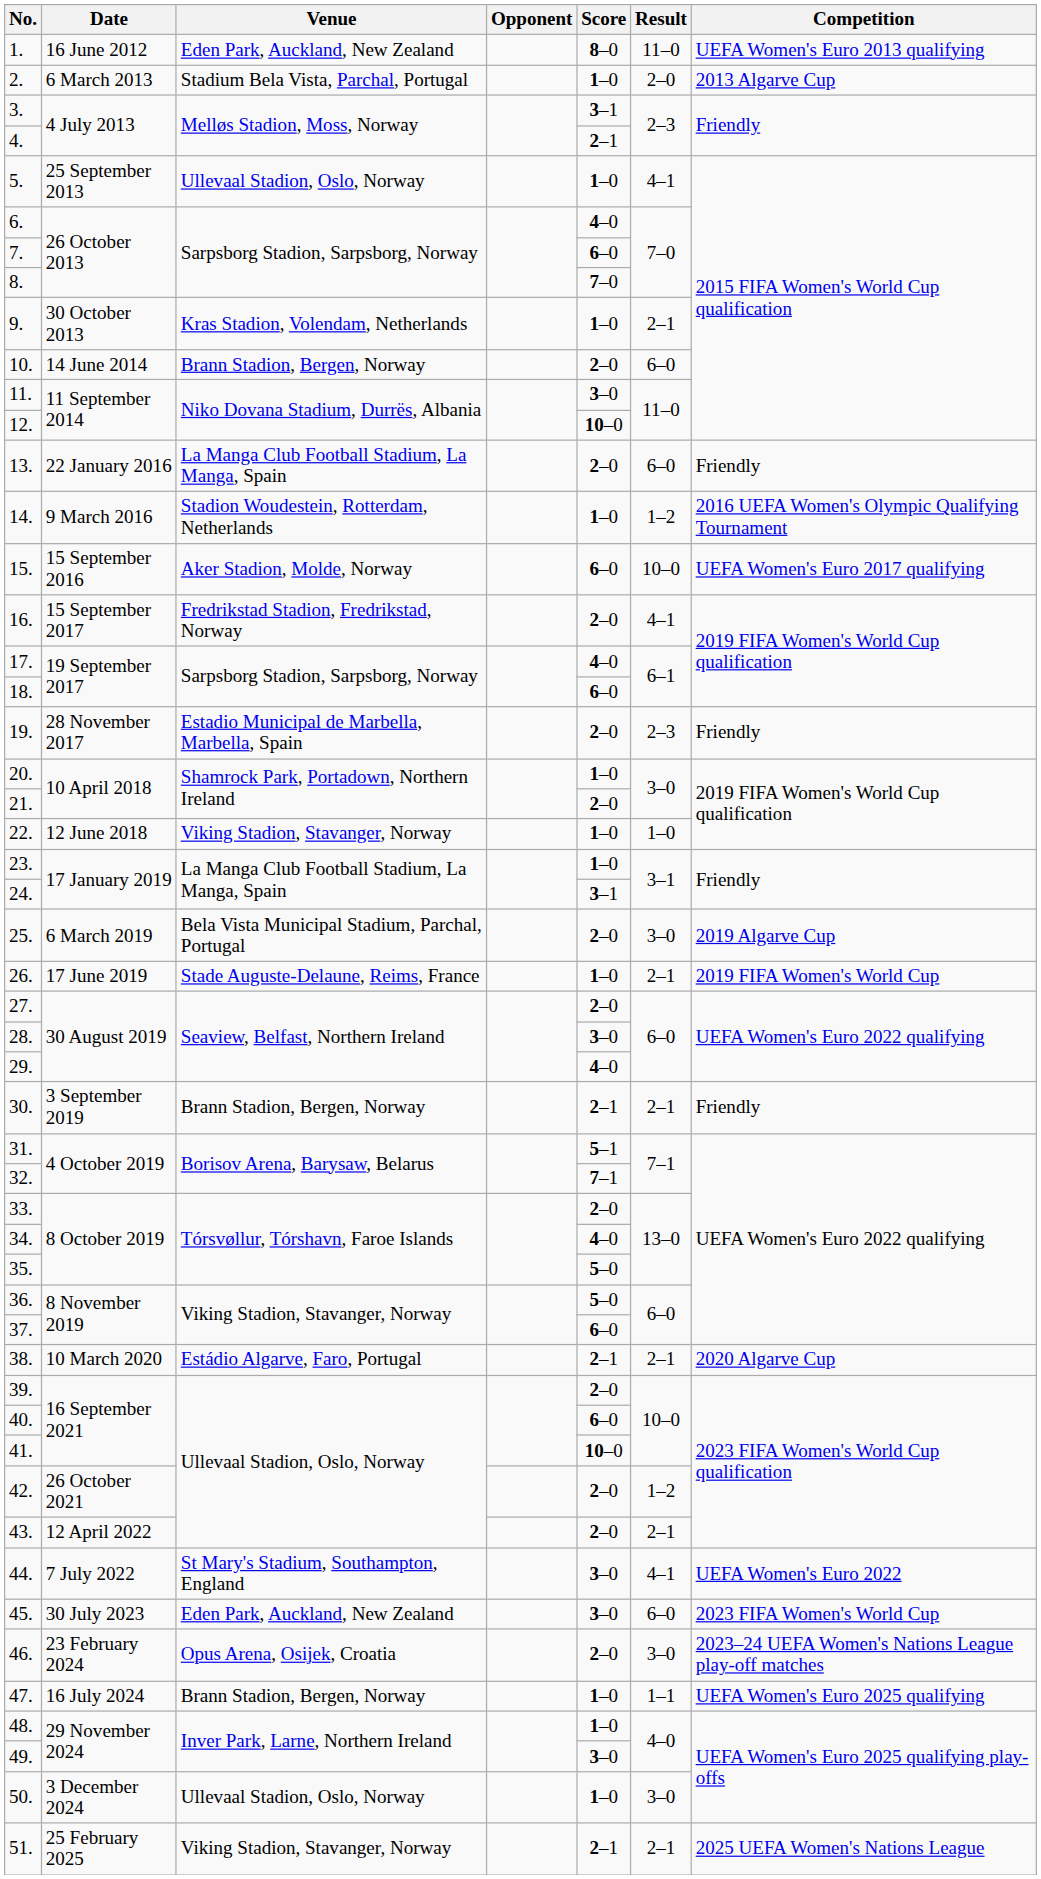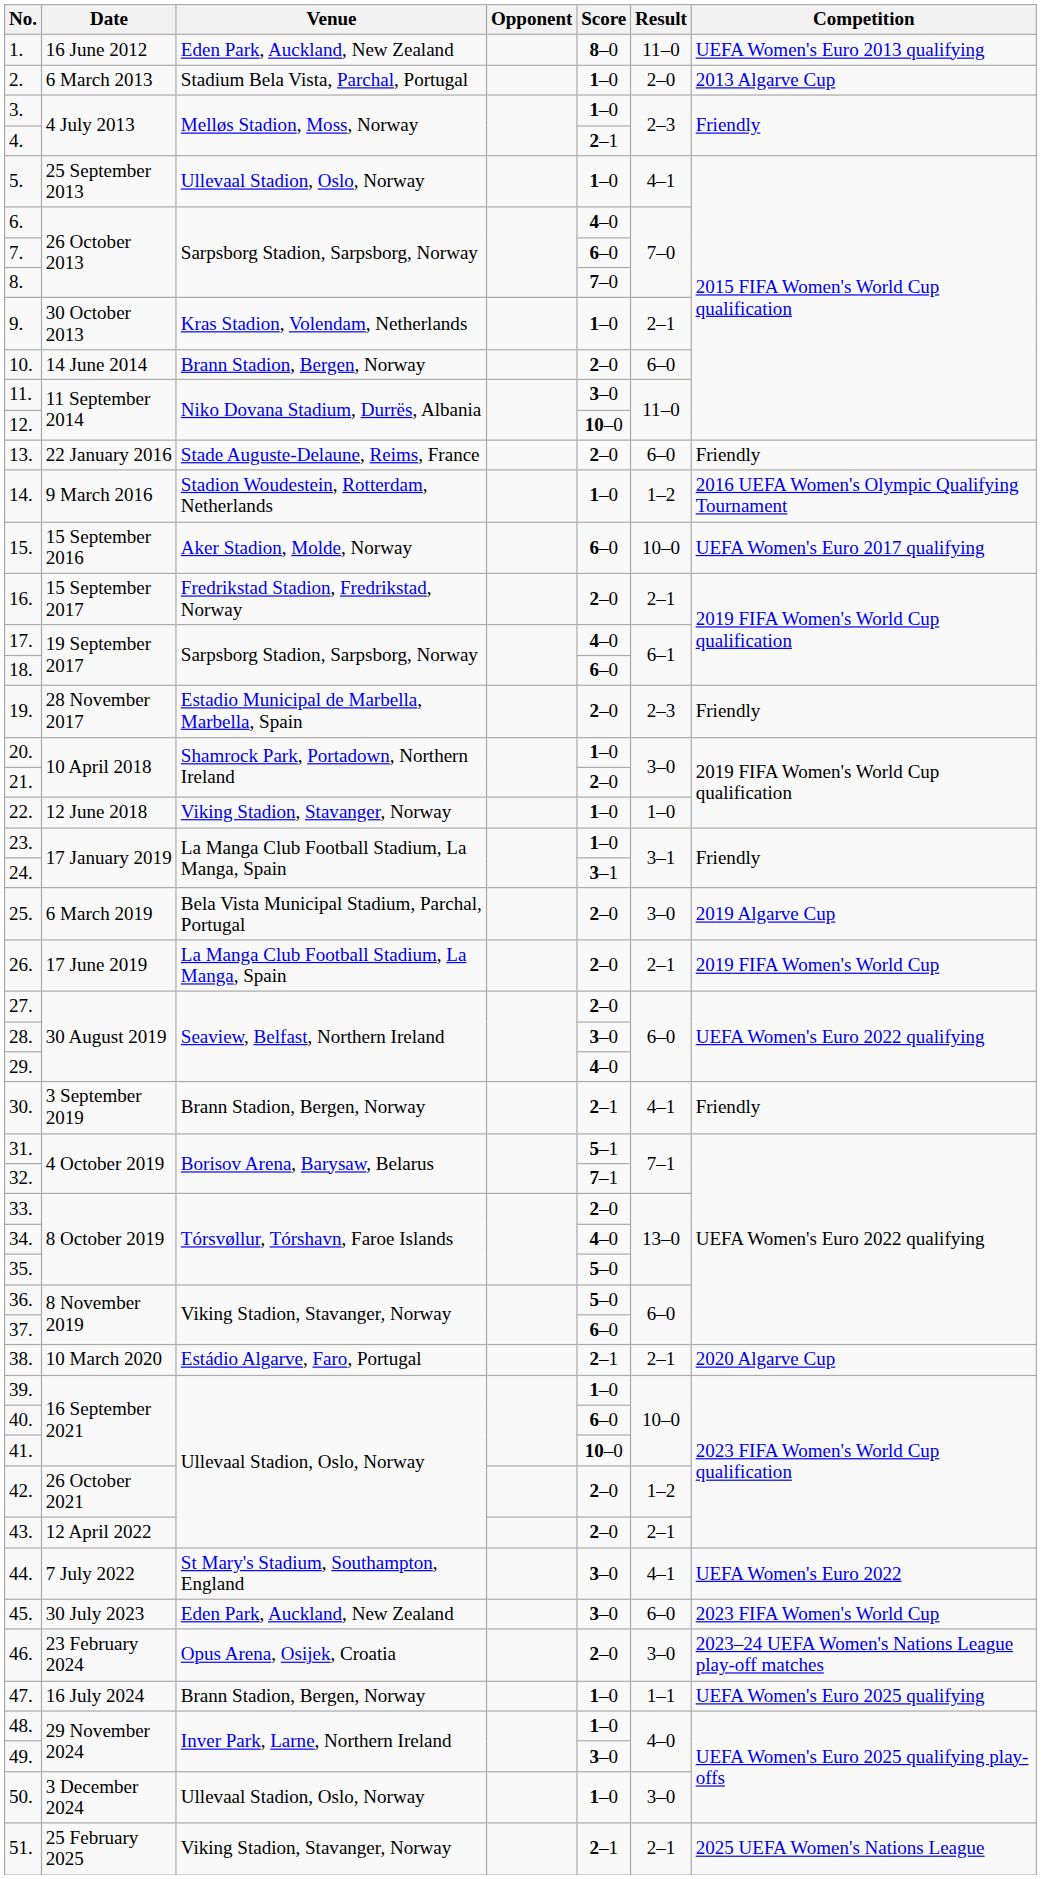(604, 110) 3–1 -> (604, 110) 1–0
(324, 465) La Manga Club Football Stadium, La Manga, Spain -> (330, 454) Stade Auguste-Delaune, Reims, France
(661, 620) 4–1 -> (661, 599) 2–1
(330, 976) Stade Auguste-Delaune, Reims, France -> (324, 965) La Manga Club Football Stadium, La Manga, Spain
(604, 976) 1–0 -> (604, 965) 2–0
(661, 1107) 2–1 -> (661, 1107) 4–1
(604, 1390) 2–0 -> (604, 1390) 1–0
